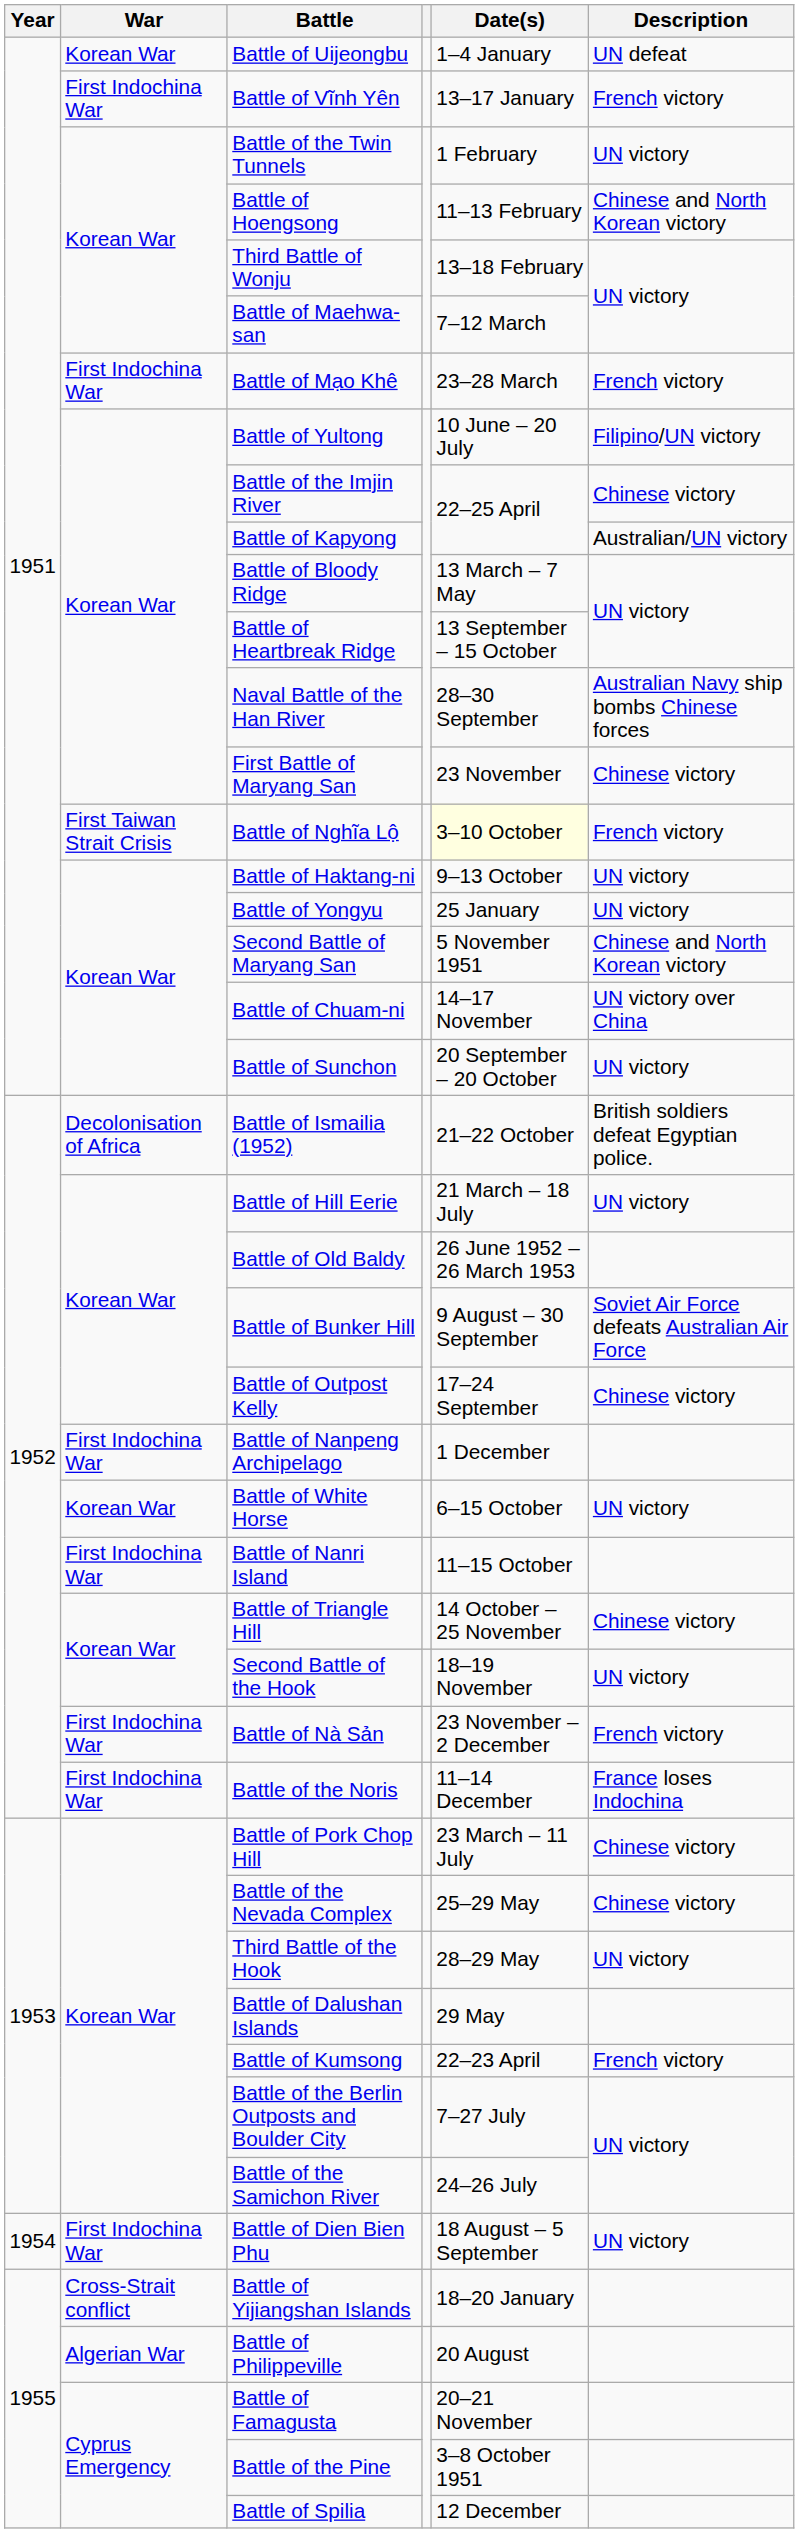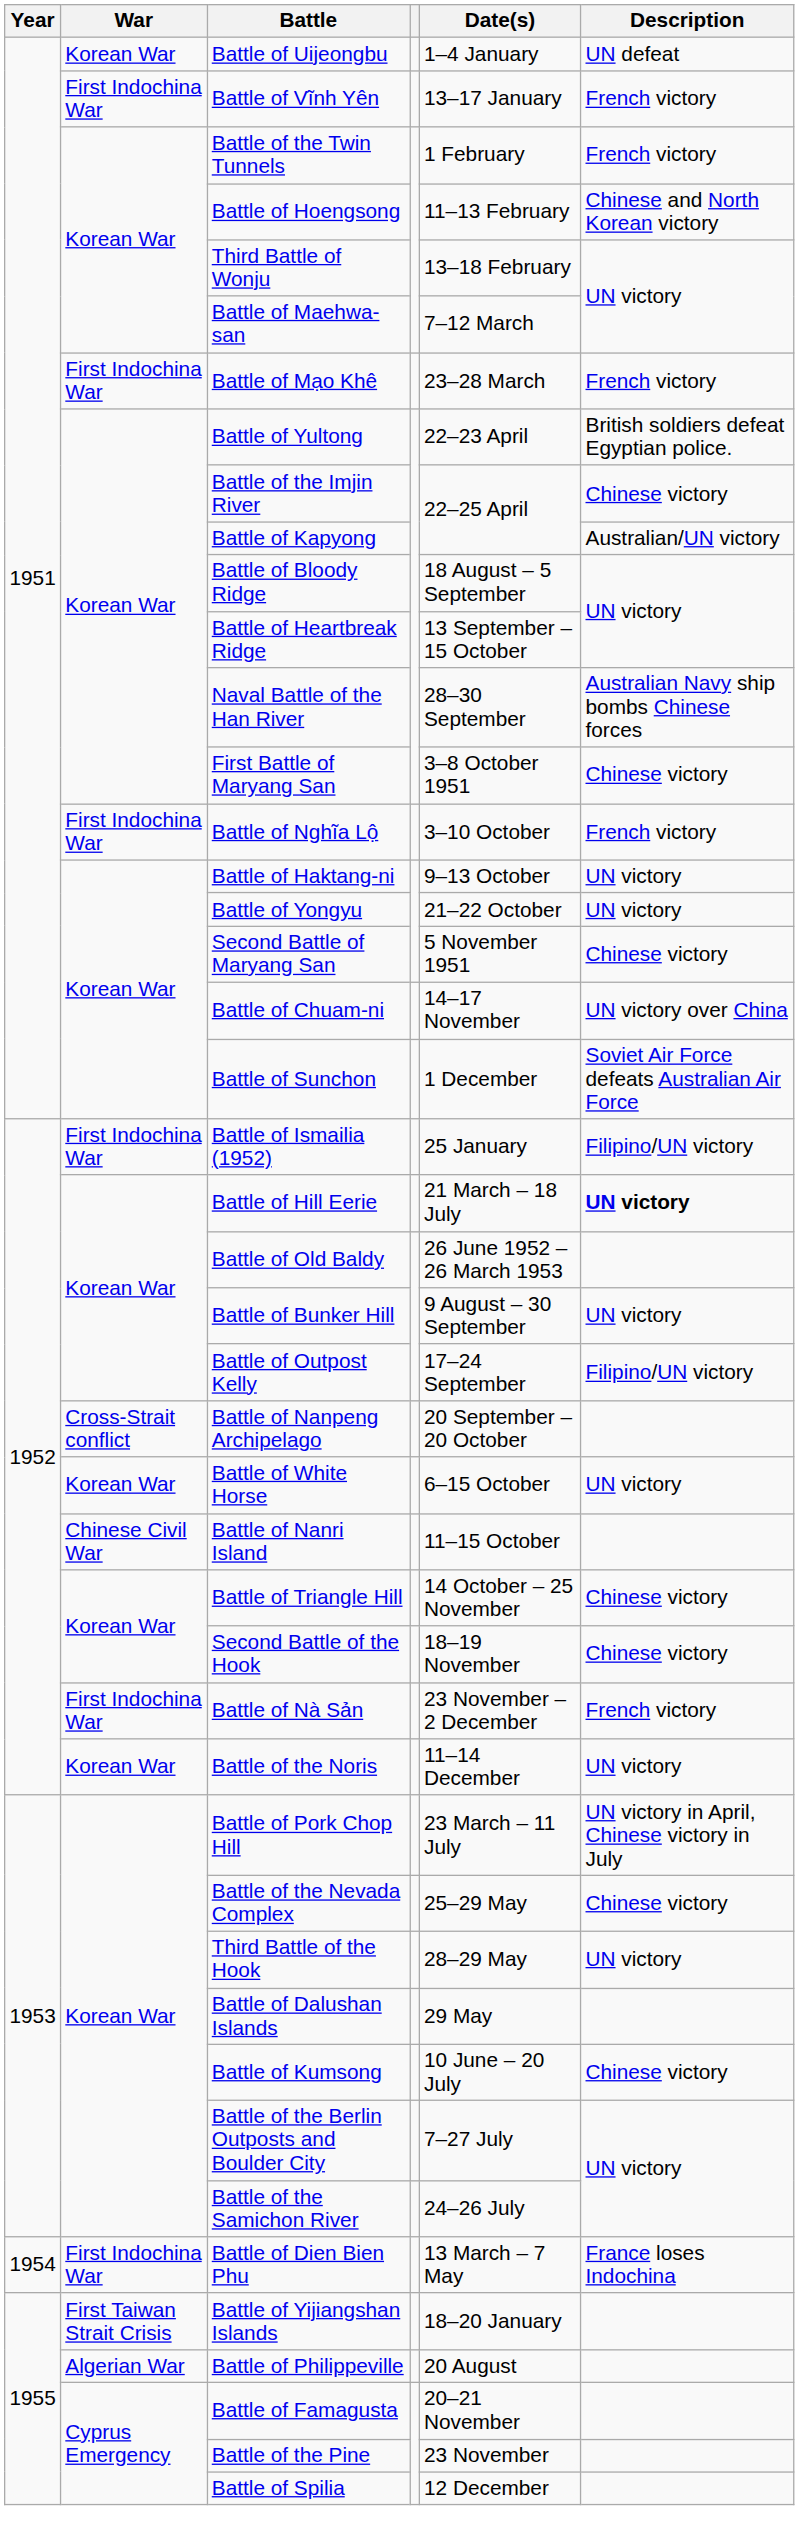(641, 155) UN victory -> (651, 155) French victory
(496, 436) 10 June – 20 July -> (476, 436) 22–23 April
(677, 436) Filipino/UN victory -> (685, 436) British soldiers defeat Egyptian police.
(497, 582) 13 March – 7 May -> (488, 582) 18 August – 5 September
(499, 775) 23 November -> (481, 775) 3–8 October 1951
(121, 831) First Taiwan Strait Crisis -> (134, 831) First Indochina War
(499, 831) lightyellow background -> (487, 831) no background
(488, 909) 25 January -> (493, 909) 21–22 October
(680, 954) Chinese and North Korean victory -> (657, 954) Chinese victory
(502, 1066) 20 September – 20 October -> (481, 1078) 1 December
(641, 1066) UN victory -> (683, 1078) Soviet Air Force defeats Australian Air Force
(134, 1134) Decolonisation of Africa -> (134, 1146) First Indochina War
(505, 1134) 21–22 October -> (475, 1146) 25 January
(665, 1134) British soldiers defeat Egyptian police. -> (669, 1146) Filipino/UN victory
(641, 1203) normal -> (638, 1203) bold
(691, 1327) Soviet Air Force defeats Australian Air Force -> (633, 1315) UN victory
(664, 1395) Chinese victory -> (669, 1372) Filipino/UN victory
(134, 1451) First Indochina War -> (120, 1428) Cross-Strait conflict
(493, 1451) 1 December -> (498, 1428) 20 September – 20 October
(134, 1564) First Indochina War -> (126, 1541) Chinese Civil War
(641, 1677) UN victory -> (657, 1654) Chinese victory
(134, 1790) First Indochina War -> (120, 1766) Korean War
(652, 1790) France loses Indochina -> (633, 1766) UN victory
(664, 1846) Chinese victory -> (670, 1834) UN victory in April, Chinese victory in July
(488, 2060) 22–23 April -> (484, 2072) 10 June – 20 July
(658, 2060) French victory -> (657, 2072) Chinese victory
(500, 2241) 18 August – 5 September -> (485, 2264) 13 March – 7 May
(641, 2241) UN victory -> (645, 2264) France loses Indochina
(120, 2297) Cross-Strait conflict -> (121, 2321) First Taiwan Strait Crisis
(494, 2466) 3–8 October 1951 -> (486, 2455) 23 November
